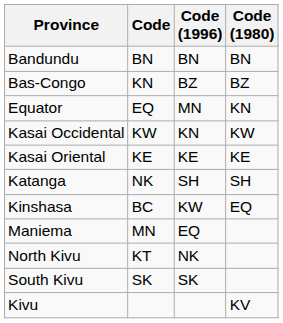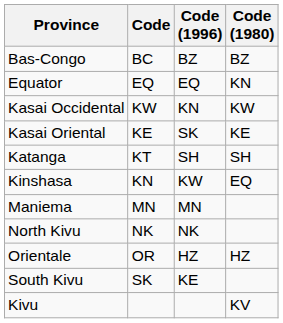- row: (43, 58)
(142, 83) KN -> (142, 58) BC
(190, 108) MN -> (189, 83) EQ
(188, 157) KE -> (188, 132) SK
(142, 181) NK -> (142, 157) KT
(142, 206) BC -> (142, 181) KN
(189, 231) EQ -> (190, 206) MN
(142, 255) KT -> (142, 231) NK
+ row: (40, 255)
(188, 280) SK -> (188, 280) KE
